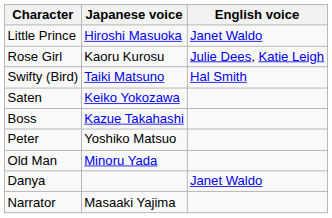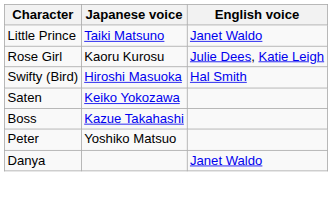(133, 35) Hiroshi Masuoka -> (124, 35) Taiki Matsuno
(124, 77) Taiki Matsuno -> (133, 77) Hiroshi Masuoka
- row: (32, 160)
- row: (31, 202)
